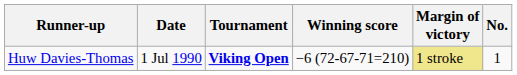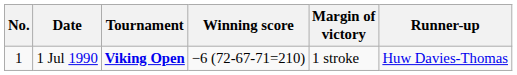columns swapped: (497, 25) <-> (71, 25)
(440, 58) khaki background -> (336, 58) no background
